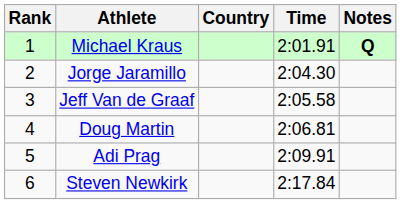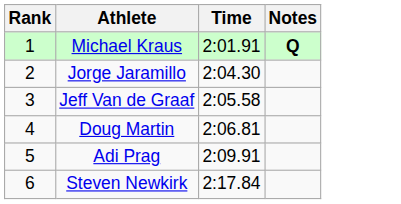- column: (236, 18)
